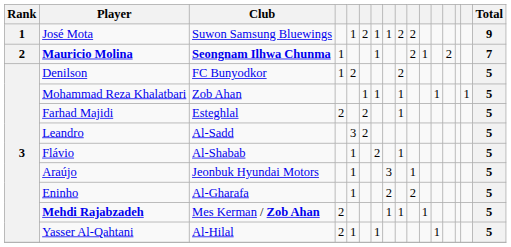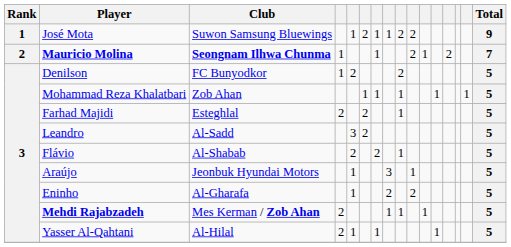(353, 152) 1 -> (353, 152) 2
